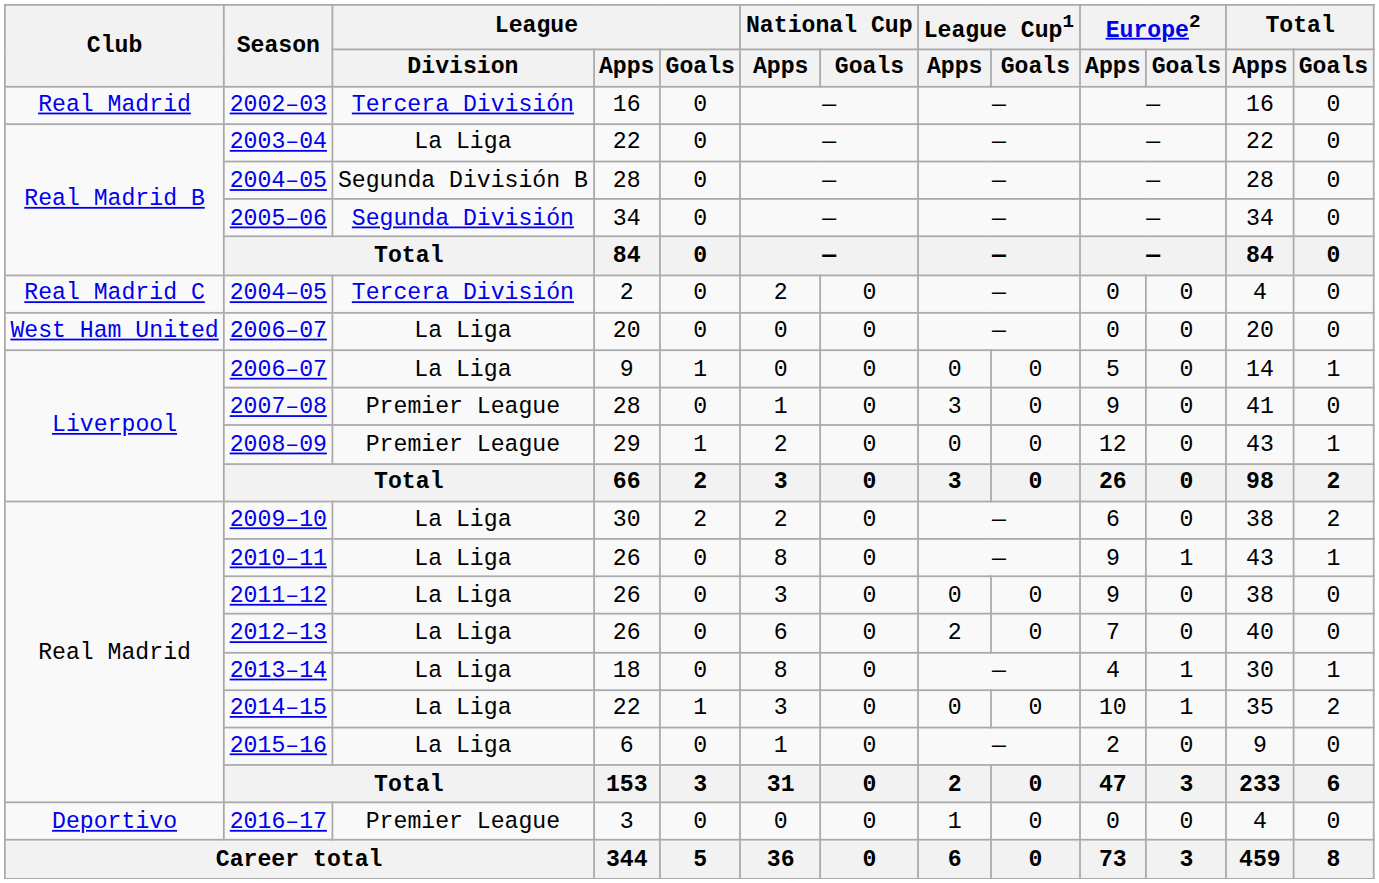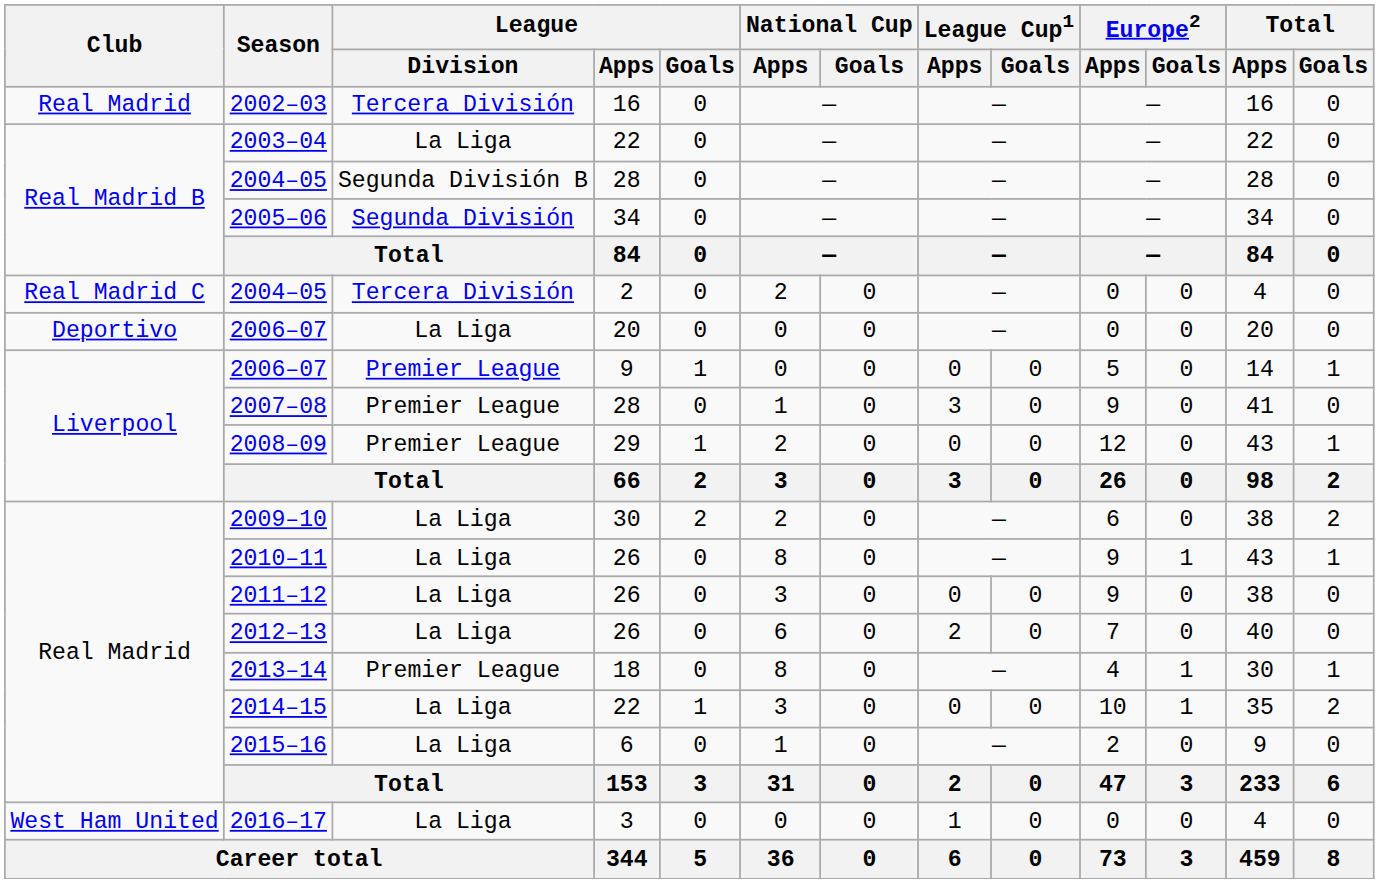(115, 331) West Ham United -> (115, 331) Deportivo
(463, 369) La Liga -> (463, 369) Premier League
(463, 671) La Liga -> (463, 671) Premier League
(115, 822) Deportivo -> (115, 822) West Ham United
(463, 822) Premier League -> (463, 822) La Liga
